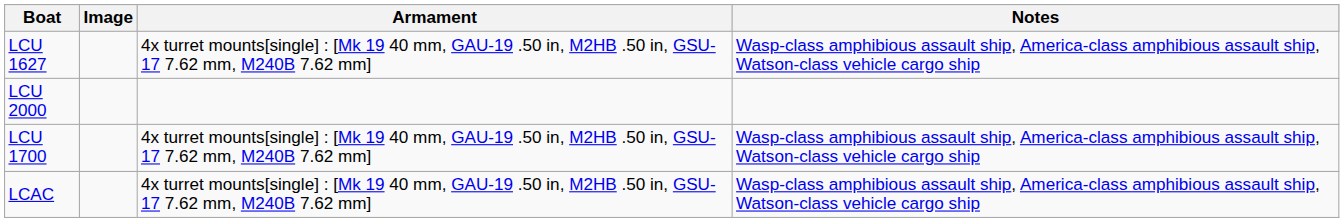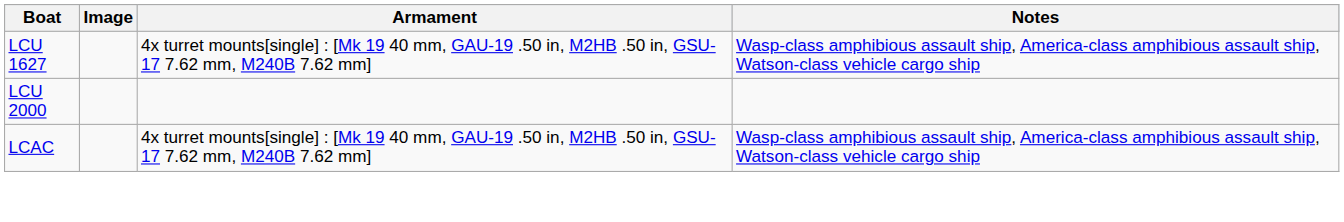- row: (28, 147)
